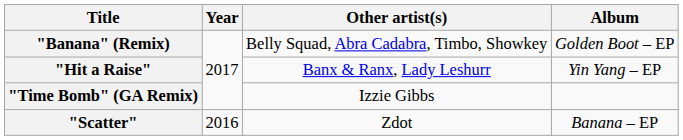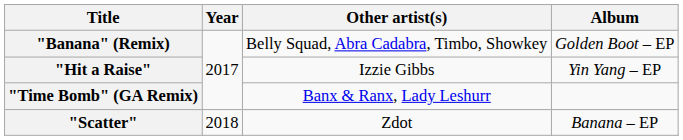(397, 69) Banx & Ranx, Lady Leshurr -> (397, 69) Izzie Gibbs
(397, 95) Izzie Gibbs -> (397, 95) Banx & Ranx, Lady Leshurr
(222, 122) 2016 -> (222, 122) 2018
